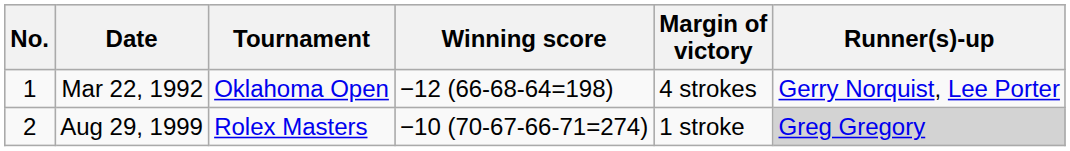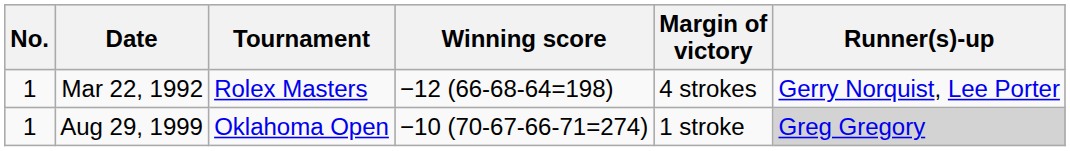(302, 89) Oklahoma Open -> (291, 89) Rolex Masters
(30, 127) 2 -> (30, 127) 1
(291, 127) Rolex Masters -> (302, 127) Oklahoma Open
